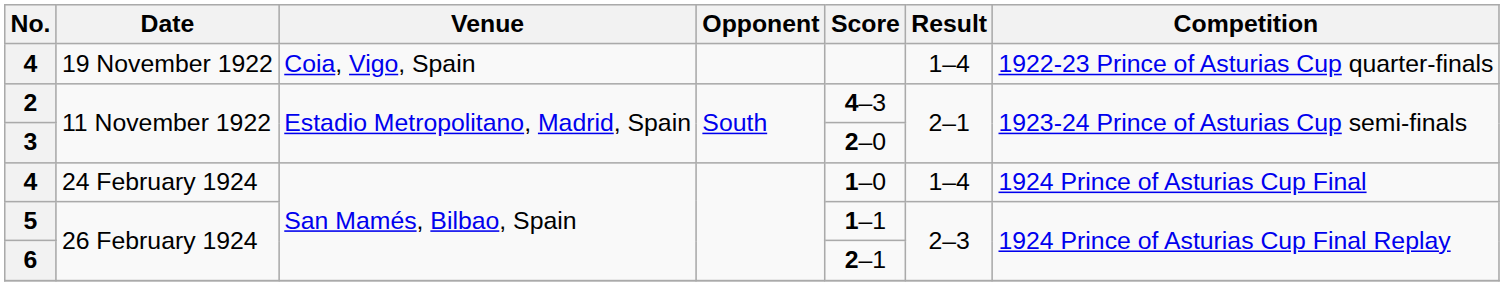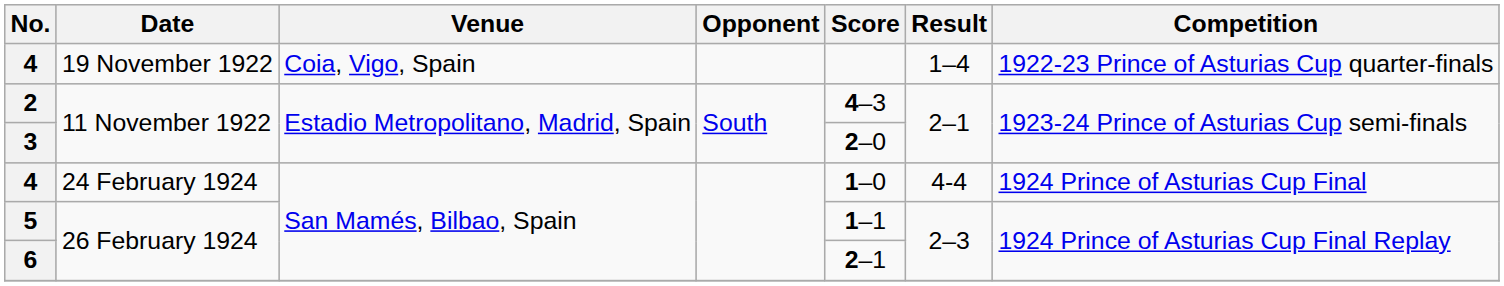(949, 181) 1–4 -> (949, 181) 4-4
